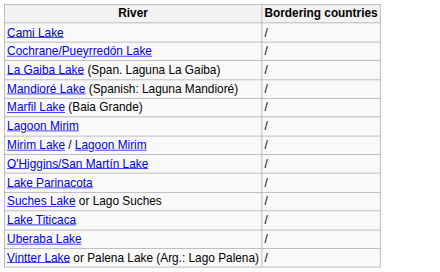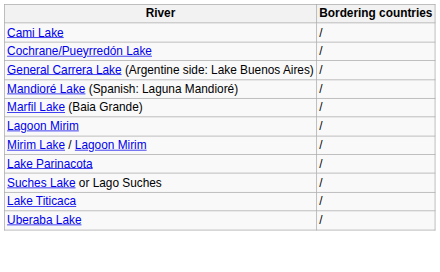- row: (114, 70)
+ row: (160, 70)
- row: (78, 164)
- row: (133, 257)
